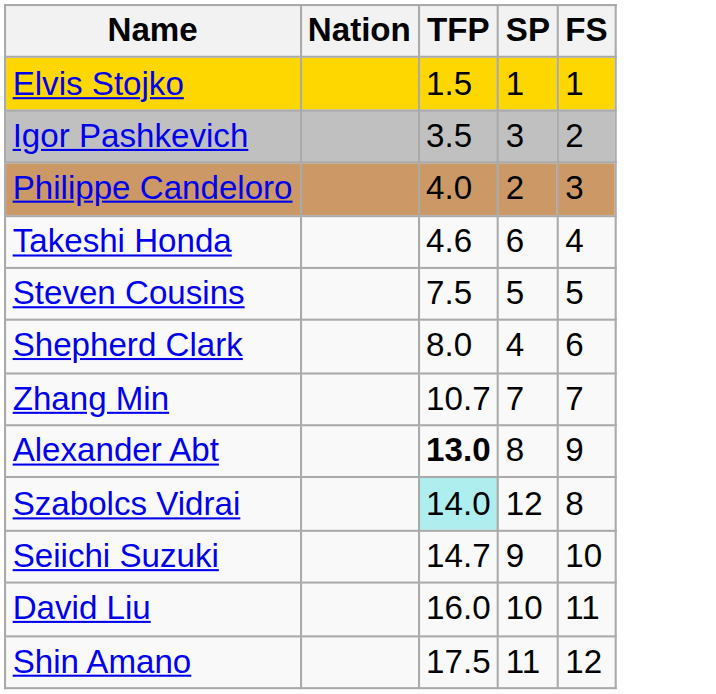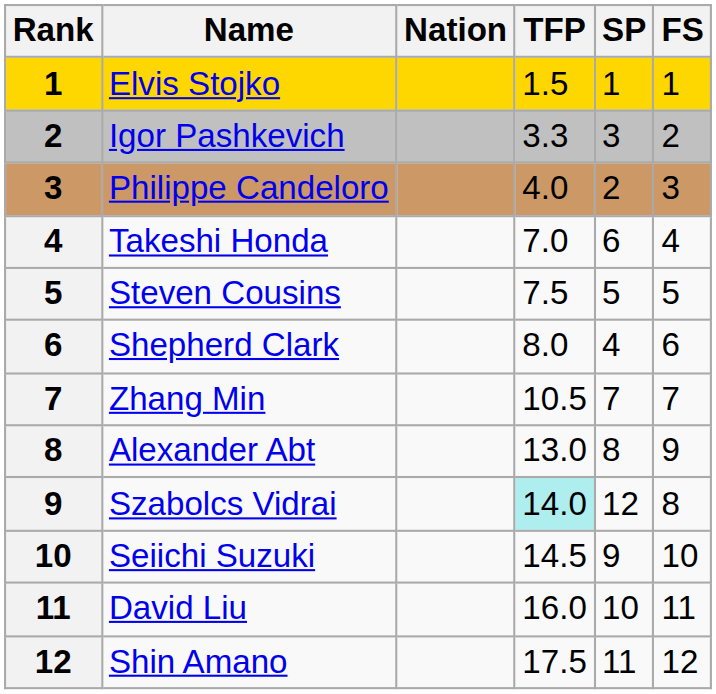+ column: (53, 30)
(449, 135) 3.5 -> (545, 135) 3.3
(449, 240) 4.6 -> (545, 240) 7.0
(458, 398) 10.7 -> (555, 398) 10.5
(458, 450) bold -> (555, 450) normal
(458, 556) 14.7 -> (555, 556) 14.5
